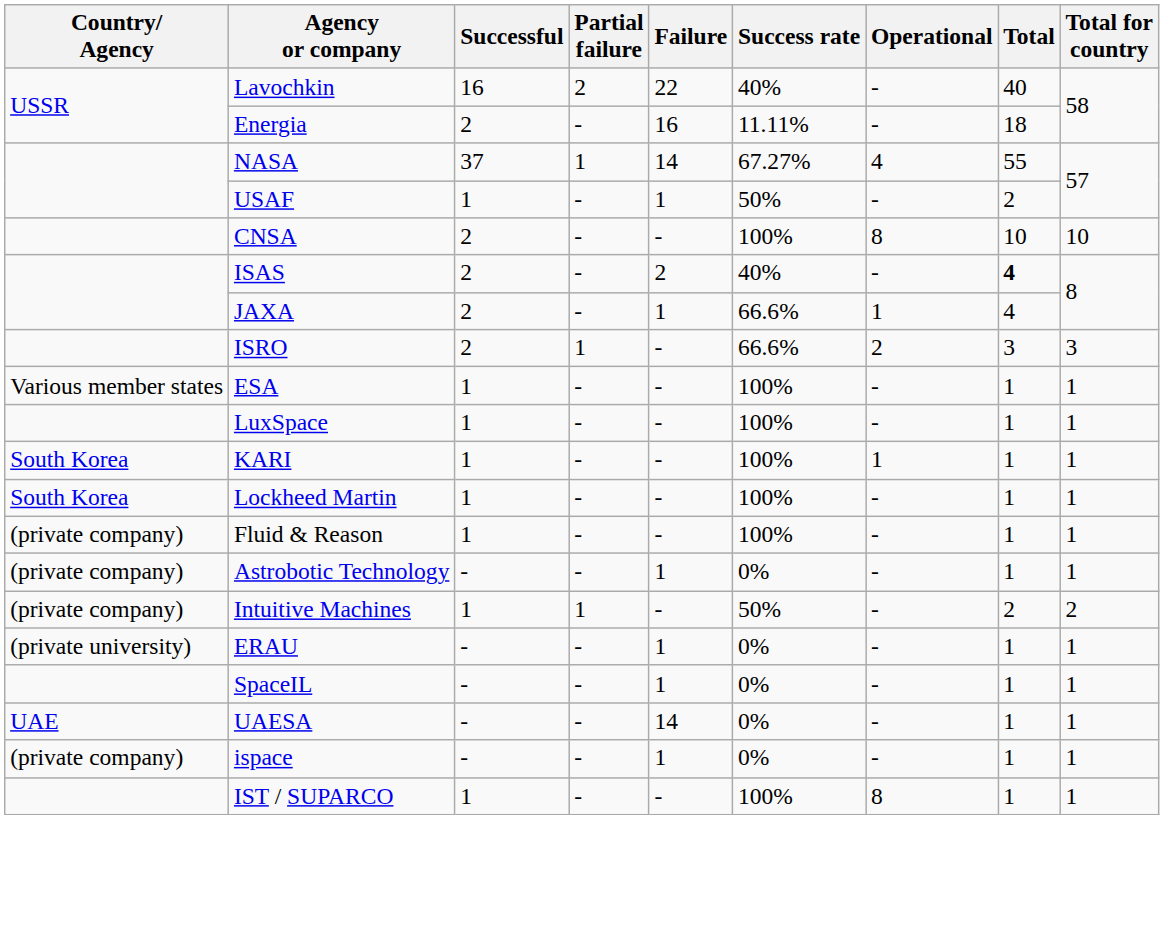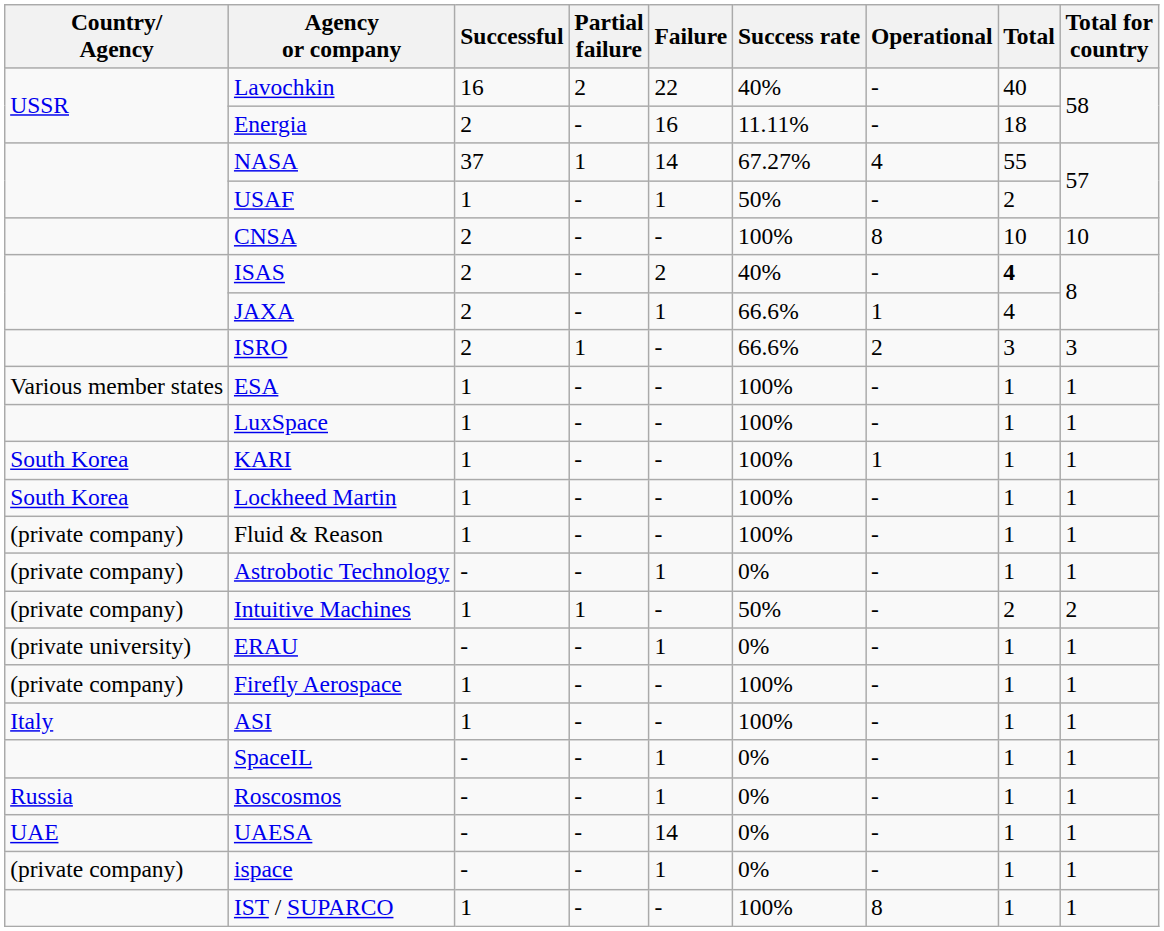+ row: (318, 683)
+ row: (253, 721)
+ row: (288, 795)
